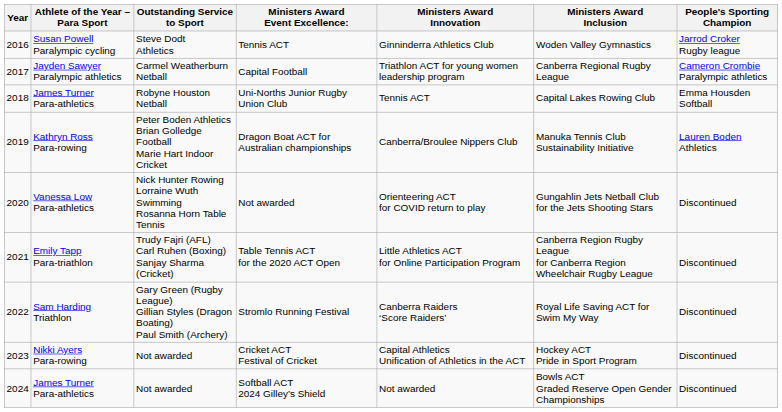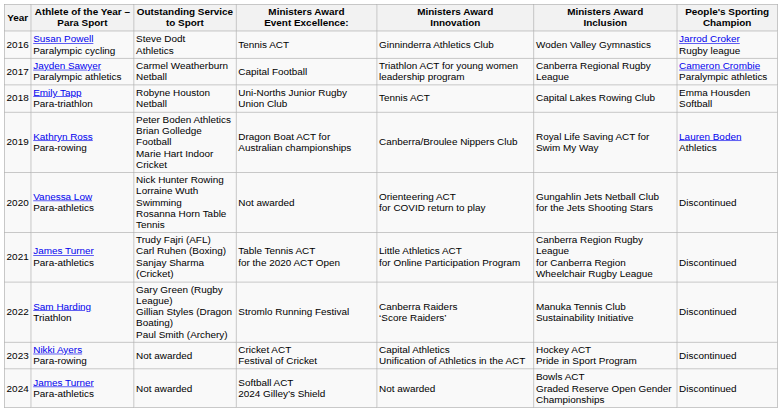(64, 98) James Turner Para-athletics -> (63, 98) Emily Tapp Para-triathlon
(585, 142) Manuka Tennis Club Sustainability Initiative -> (593, 142) Royal Life Saving ACT for Swim My Way
(63, 257) Emily Tapp Para-triathlon -> (64, 257) James Turner Para-athletics
(593, 312) Royal Life Saving ACT for Swim My Way -> (585, 312) Manuka Tennis Club Sustainability Initiative
